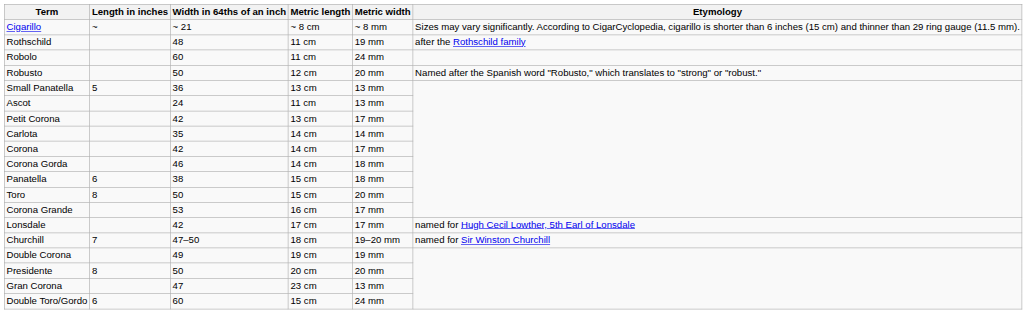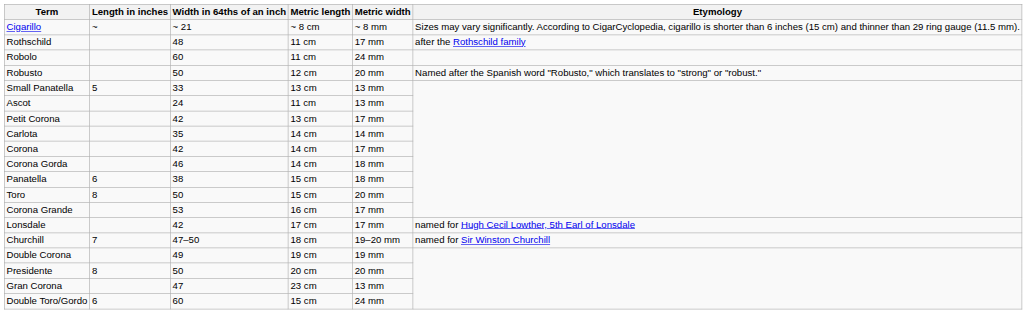(369, 42) 19 mm -> (369, 42) 17 mm
(178, 88) 36 -> (178, 88) 33
